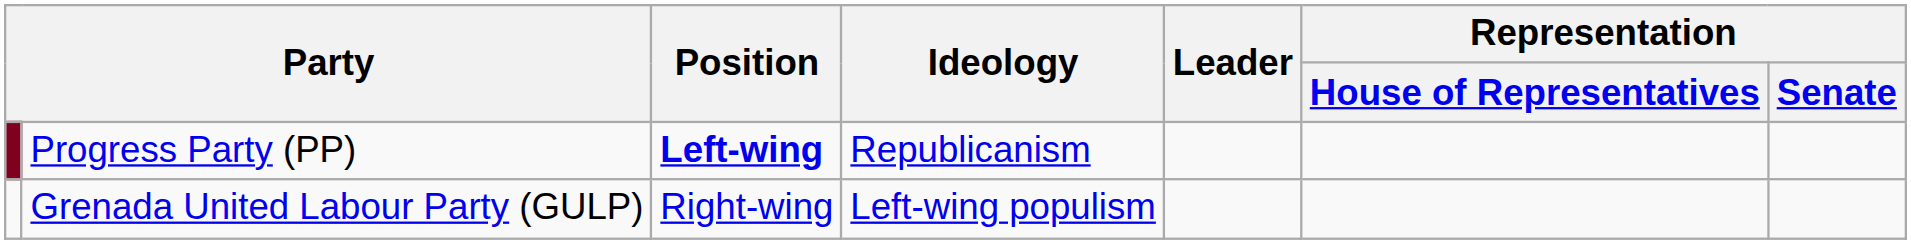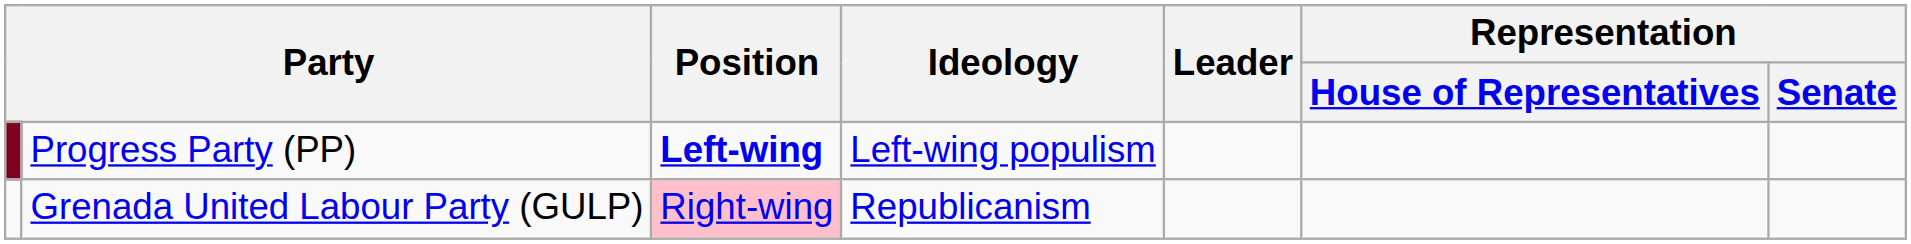(971, 149) Republicanism -> (1003, 149) Left-wing populism
(747, 207) no background -> (747, 207) pink background
(1003, 207) Left-wing populism -> (971, 207) Republicanism
